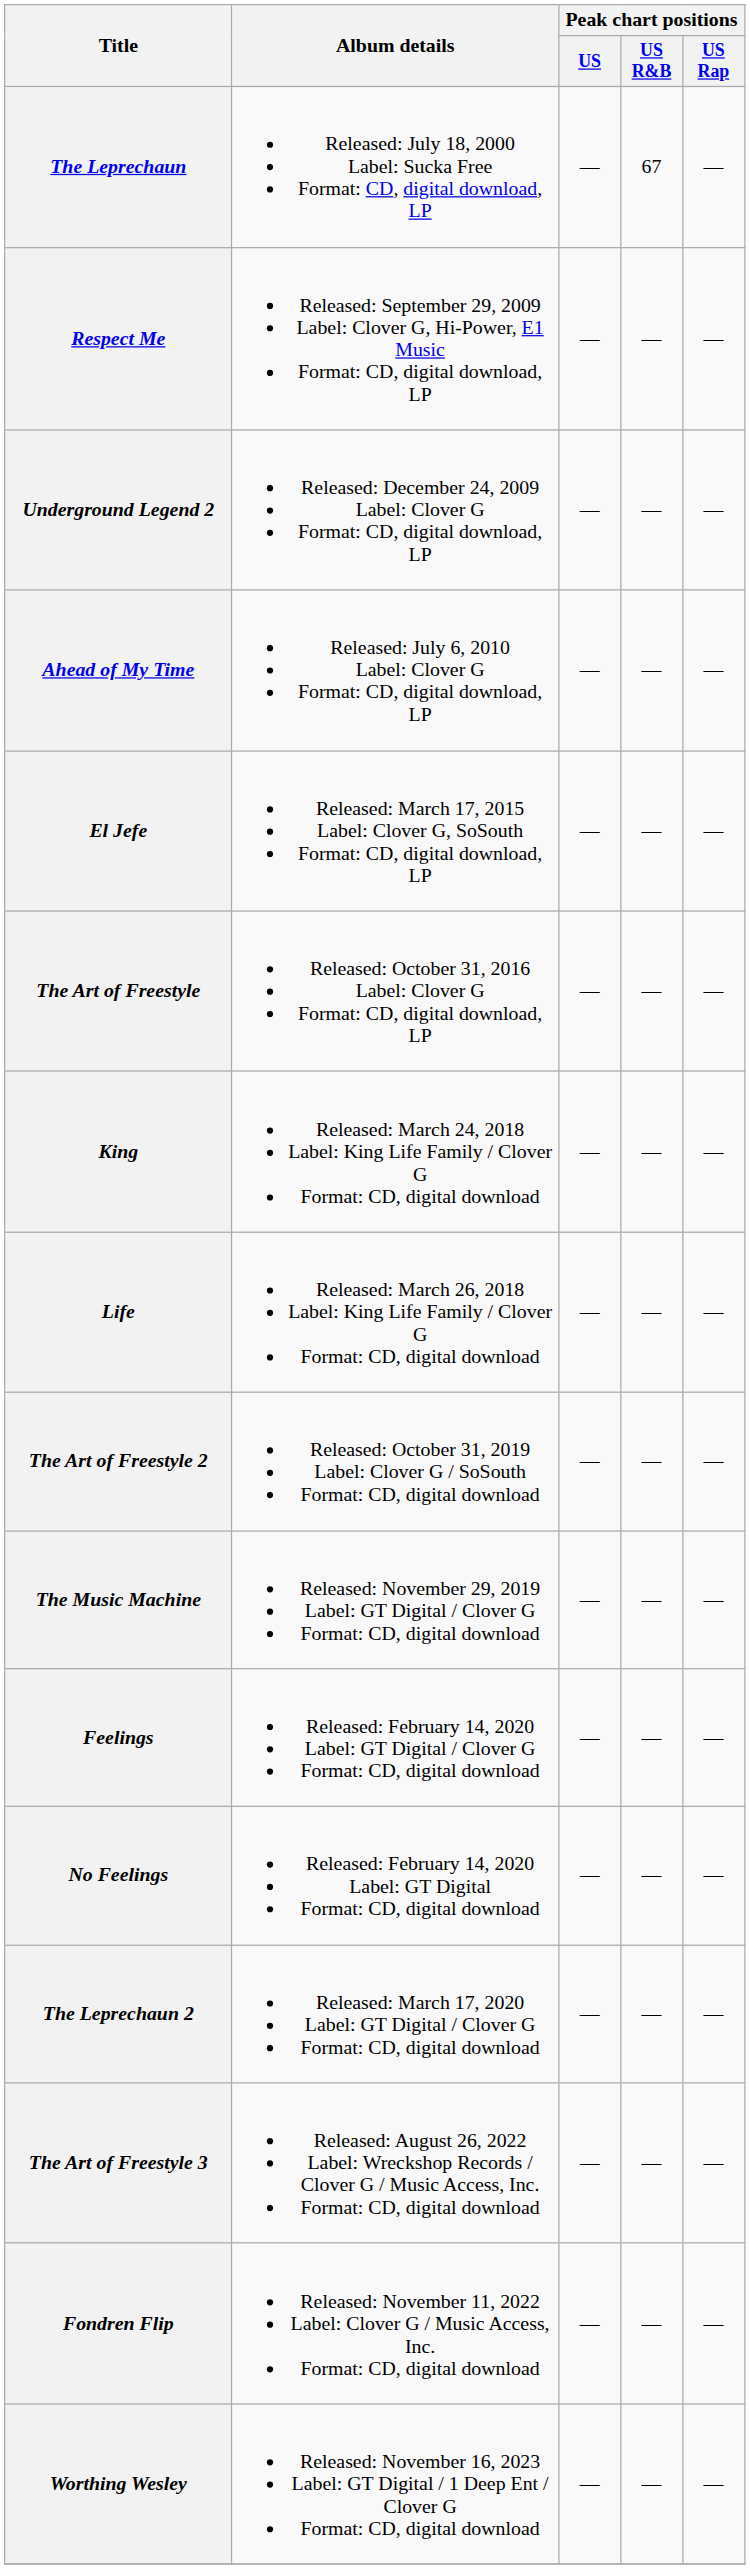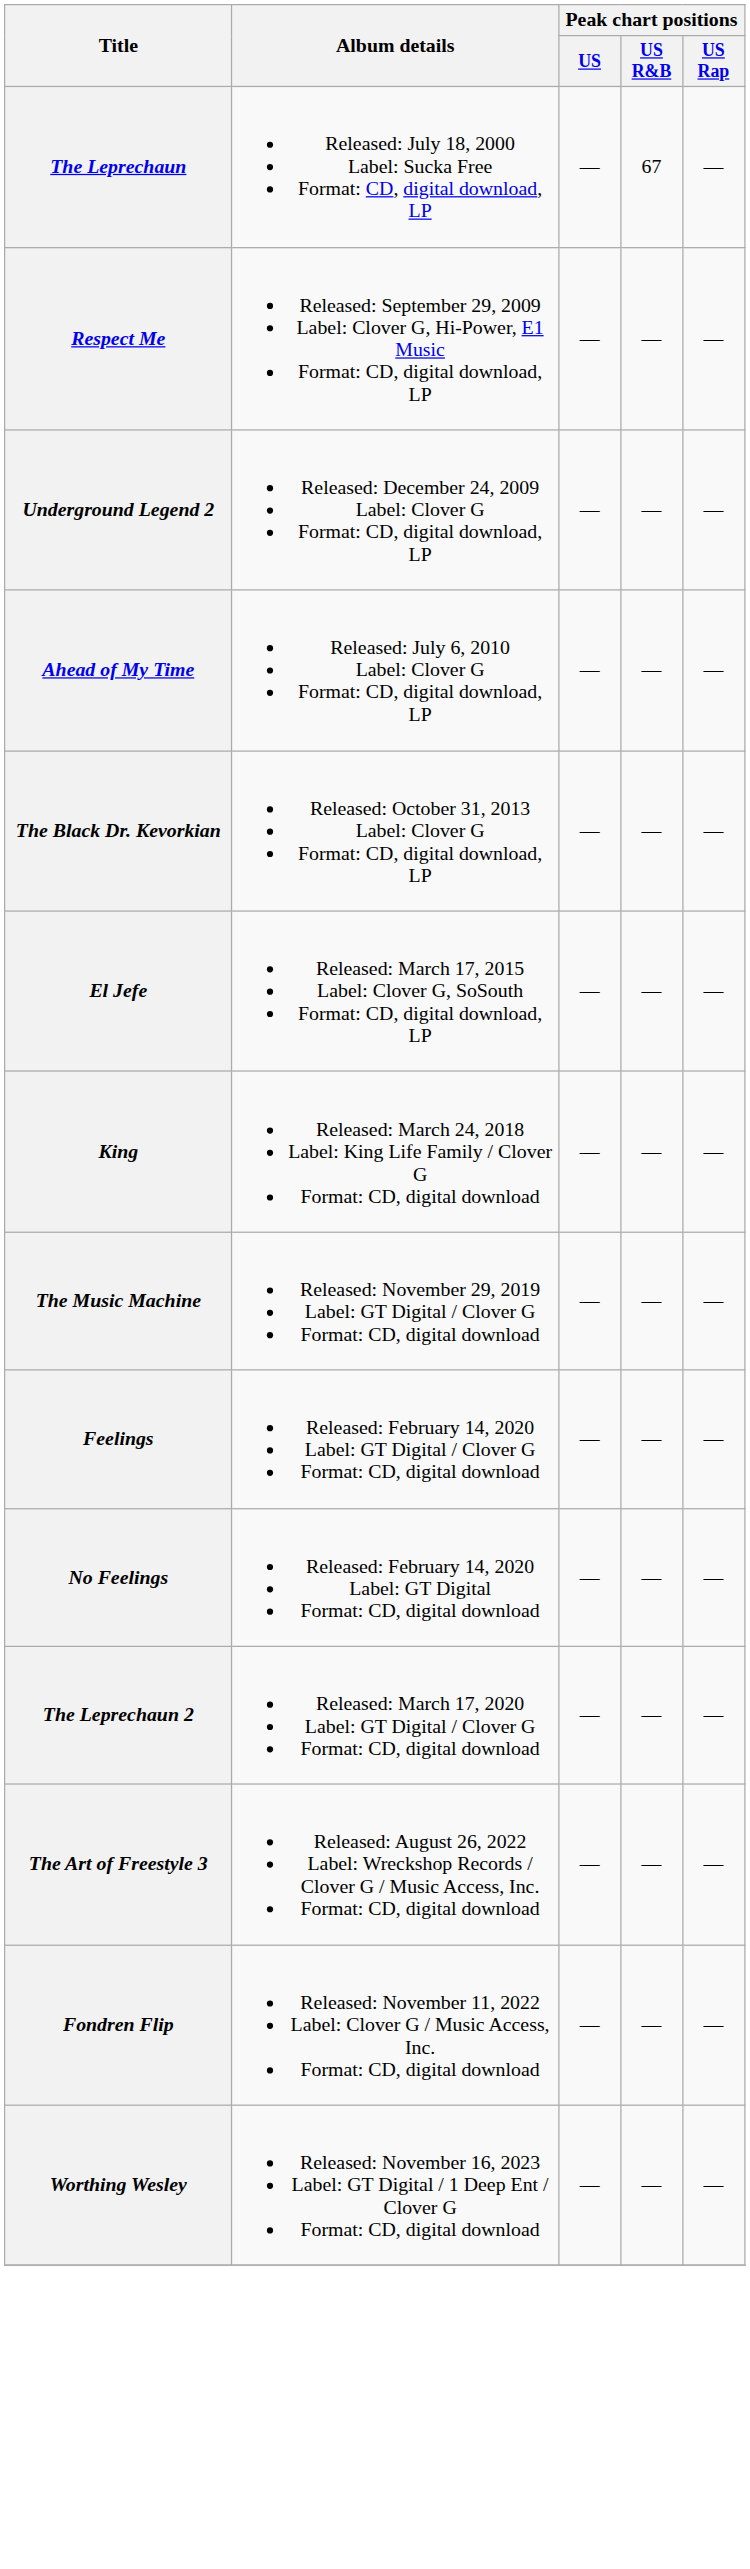+ row: (118, 830)
- row: (118, 991)
- row: (118, 1312)
- row: (118, 1461)
